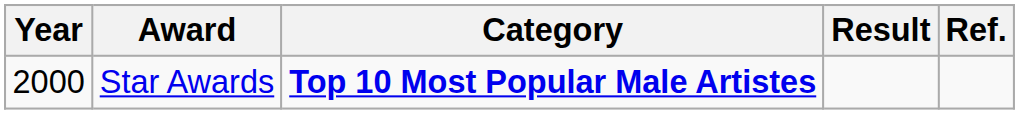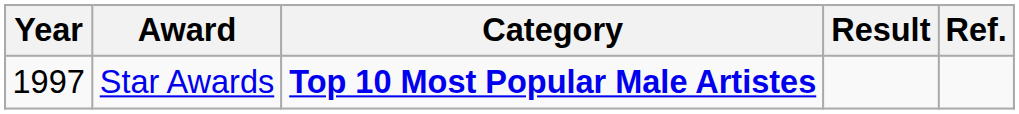(49, 81) 2000 -> (49, 81) 1997
